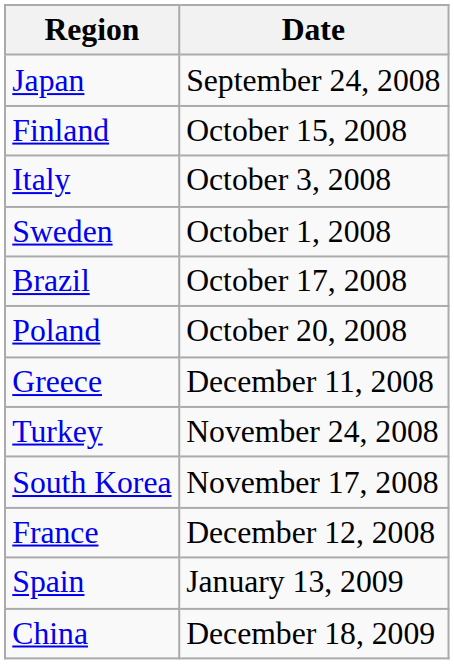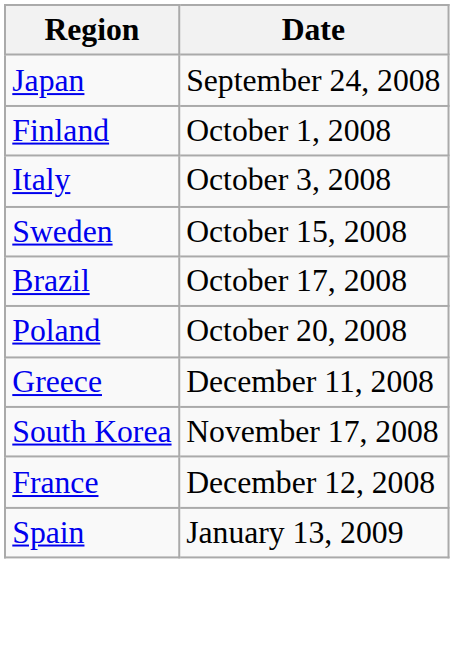(297, 130) October 15, 2008 -> (289, 130) October 1, 2008
(289, 230) October 1, 2008 -> (297, 230) October 15, 2008
- row: (57, 431)
- row: (50, 632)
